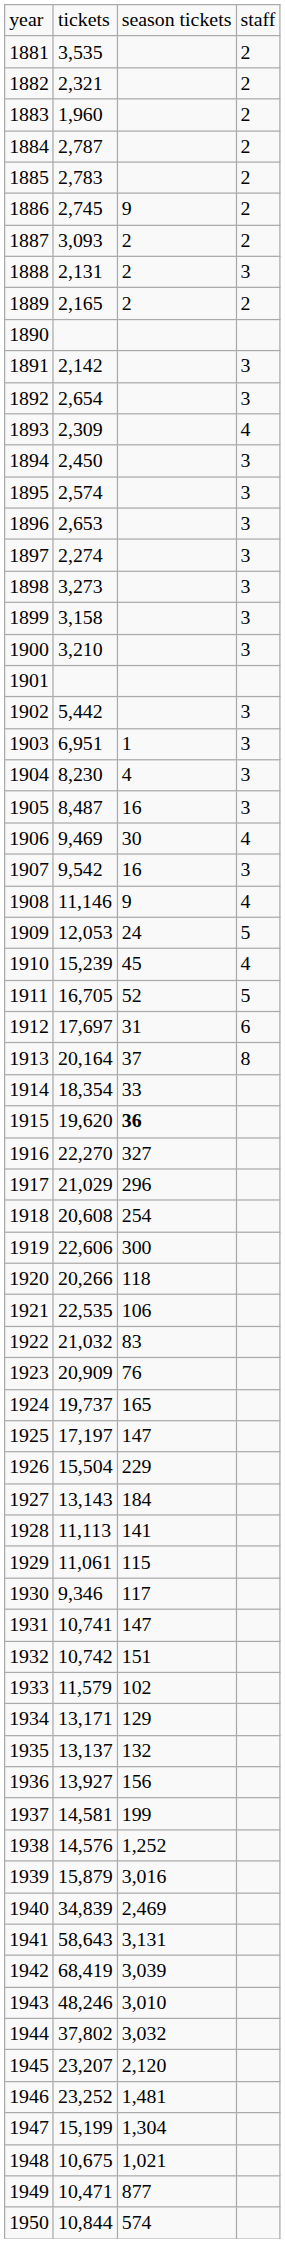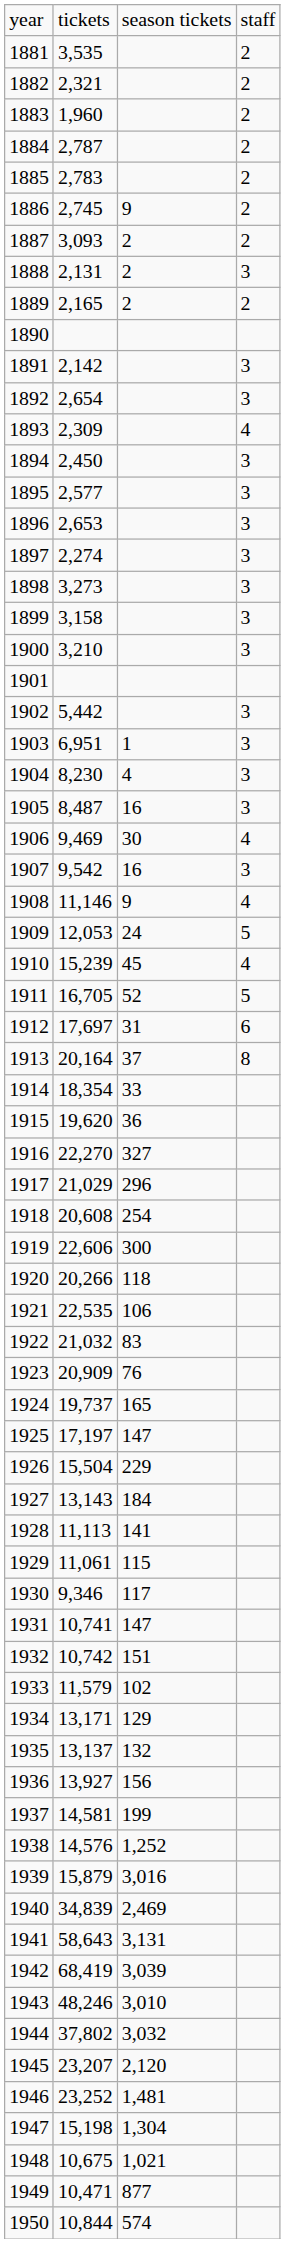(80, 492) 2,574 -> (80, 492) 2,577
(132, 1121) bold -> (132, 1121) normal
(85, 2128) 15,199 -> (85, 2128) 15,198
